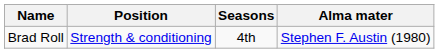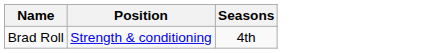- column: (356, 16)
